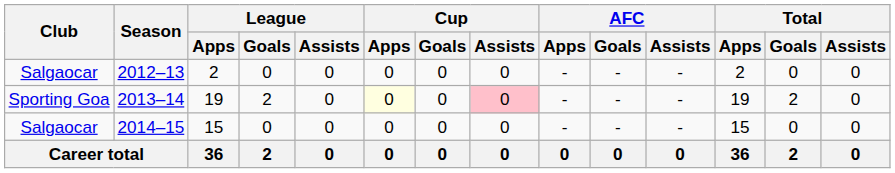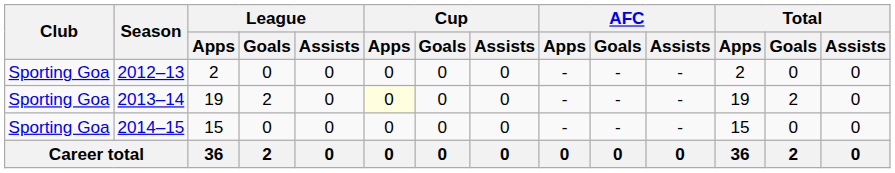(59, 73) Salgaocar -> (59, 73) Sporting Goa
(505, 100) pink background -> (505, 100) no background
(59, 127) Salgaocar -> (59, 127) Sporting Goa
